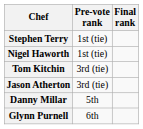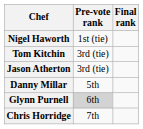- row: (38, 38)
(92, 116) no background -> (93, 100) lightgrey background
+ row: (39, 116)
